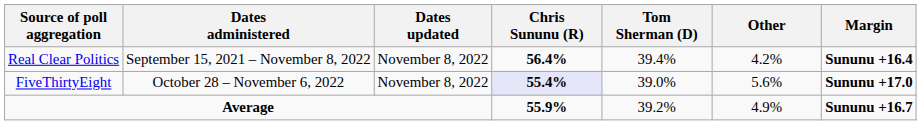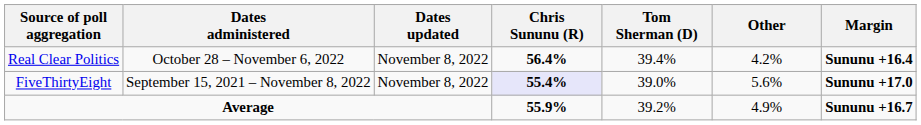(248, 59) September 15, 2021 – November 8, 2022 -> (248, 59) October 28 – November 6, 2022
(248, 83) October 28 – November 6, 2022 -> (248, 83) September 15, 2021 – November 8, 2022
